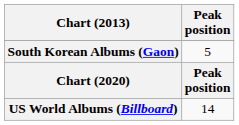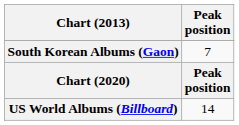(208, 51) 5 -> (208, 51) 7
